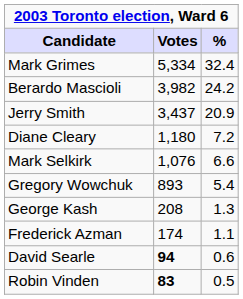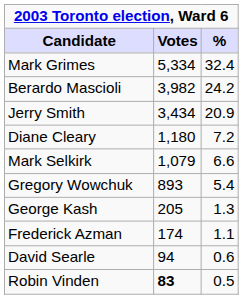(177, 112) 3,437 -> (177, 112) 3,434
(177, 161) 1,076 -> (177, 161) 1,079
(170, 209) 208 -> (170, 209) 205
(166, 257) bold -> (166, 257) normal
